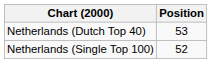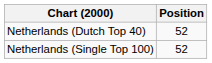(182, 31) 53 -> (182, 31) 52
